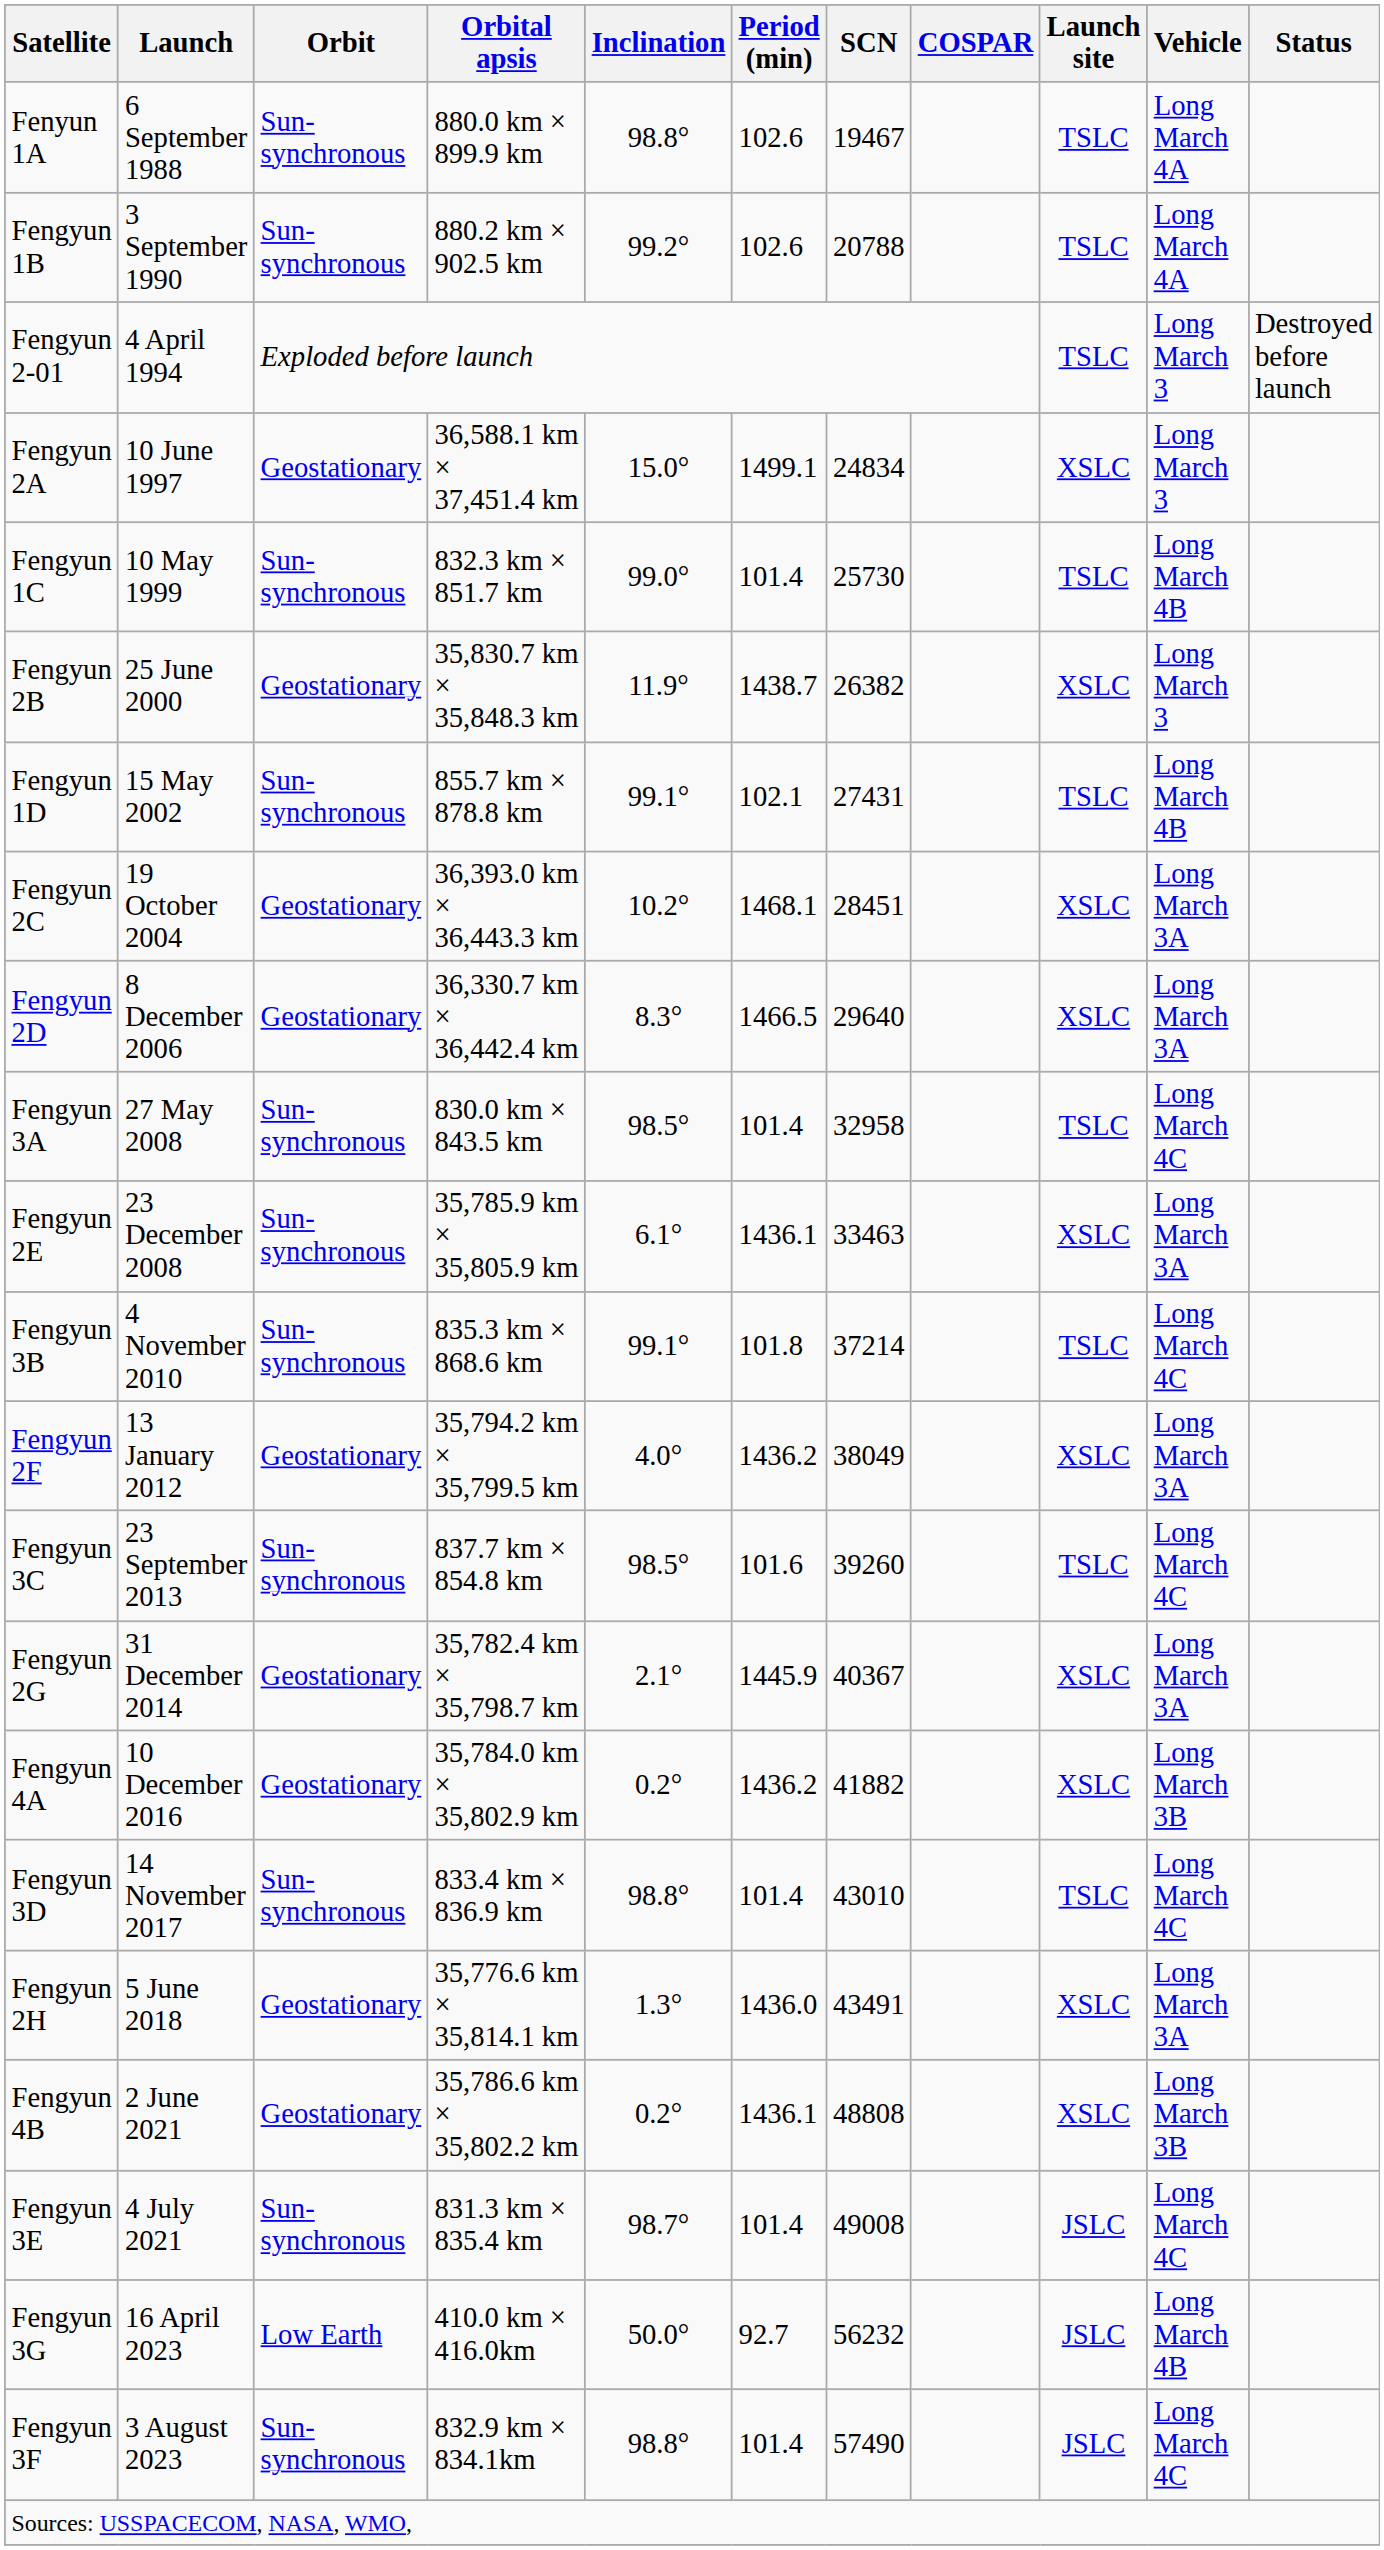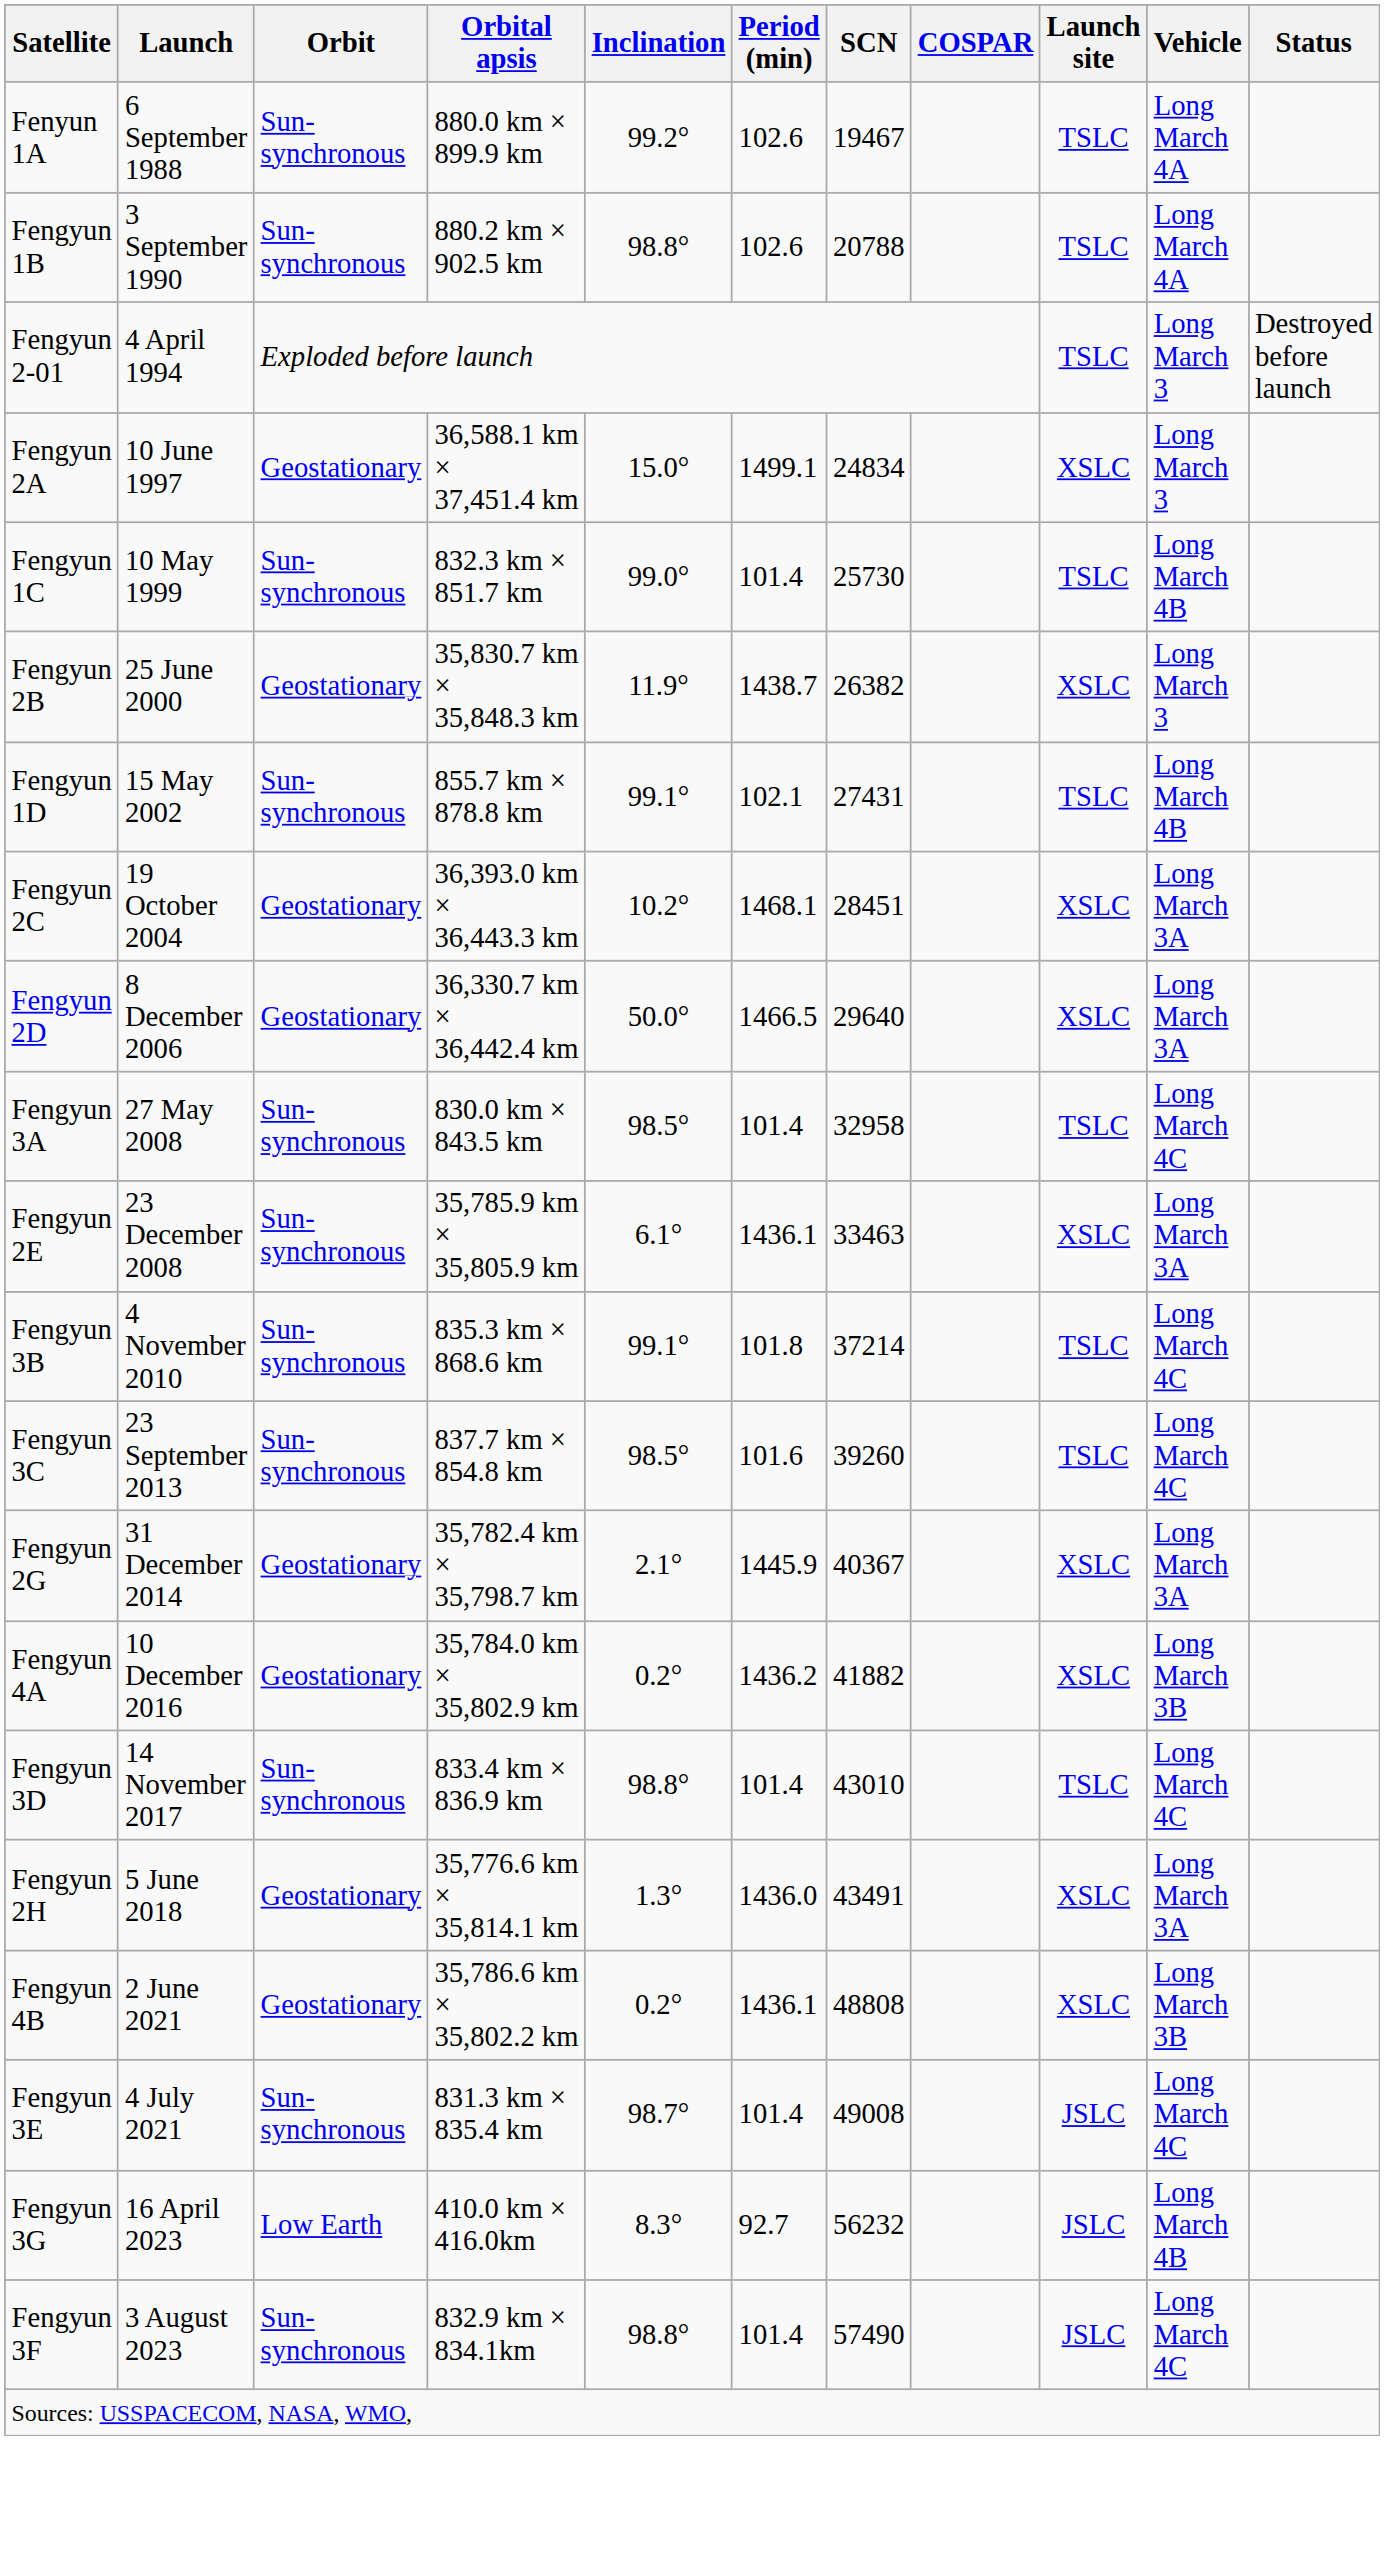(659, 137) 98.8° -> (659, 137) 99.2°
(659, 246) 99.2° -> (659, 246) 98.8°
(659, 1015) 8.3° -> (659, 1015) 50.0°
- row: (62, 1455)
(659, 2334) 50.0° -> (659, 2224) 8.3°
